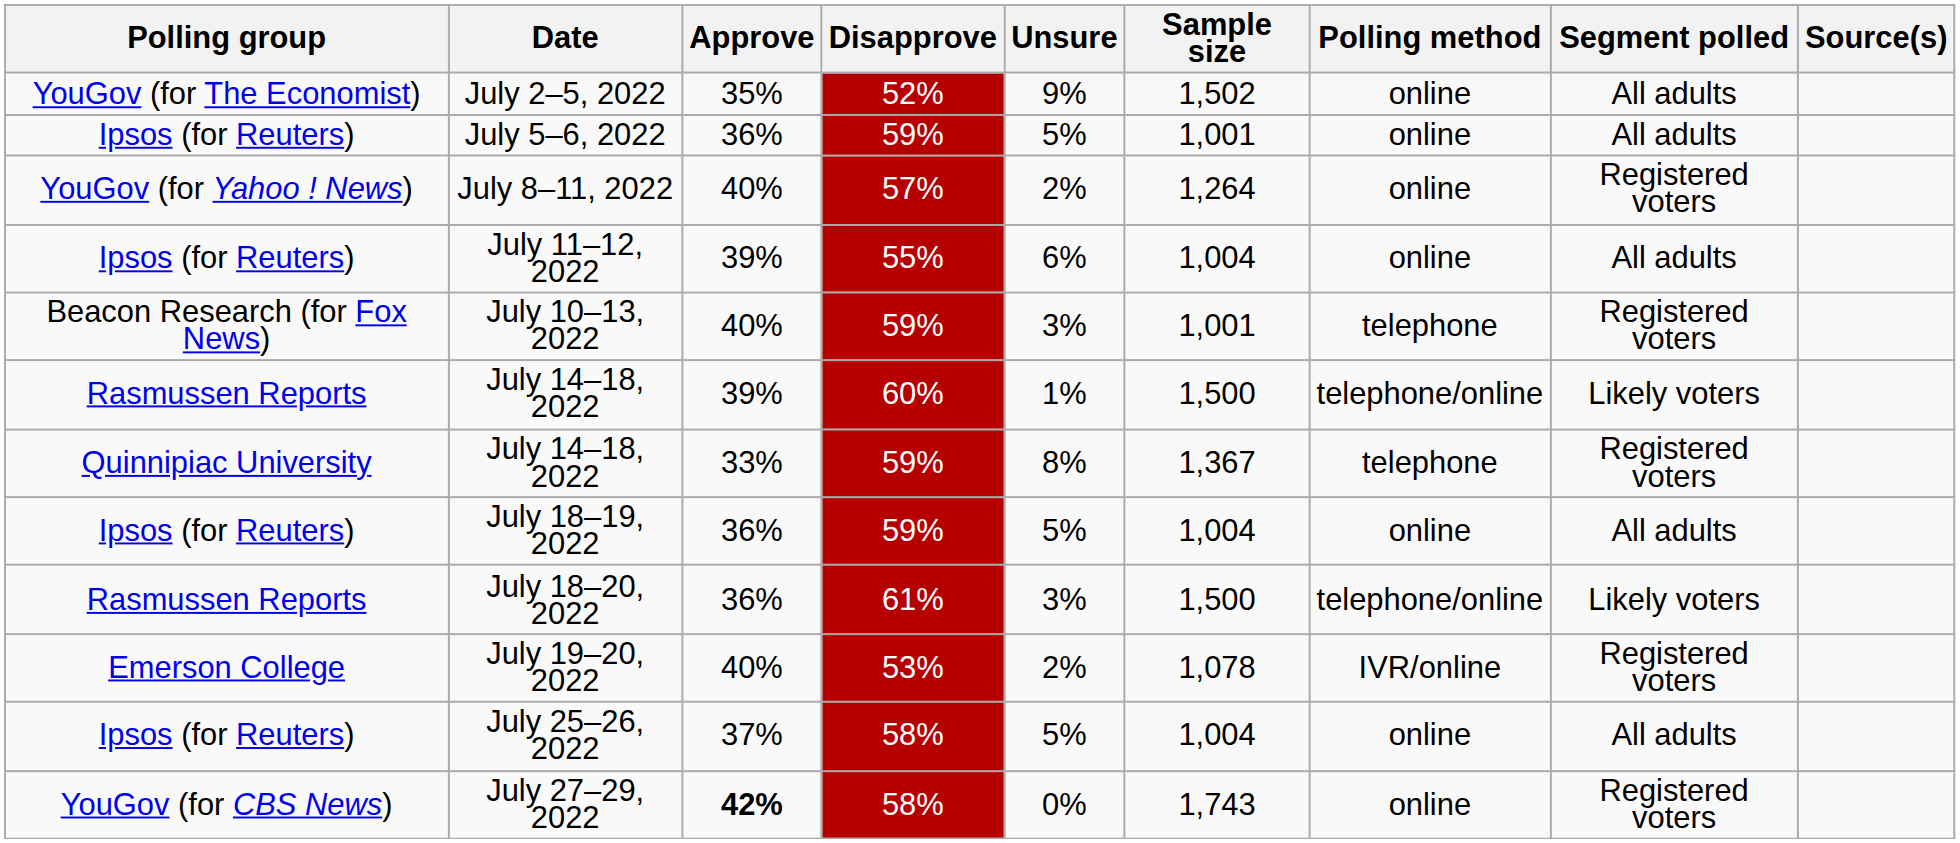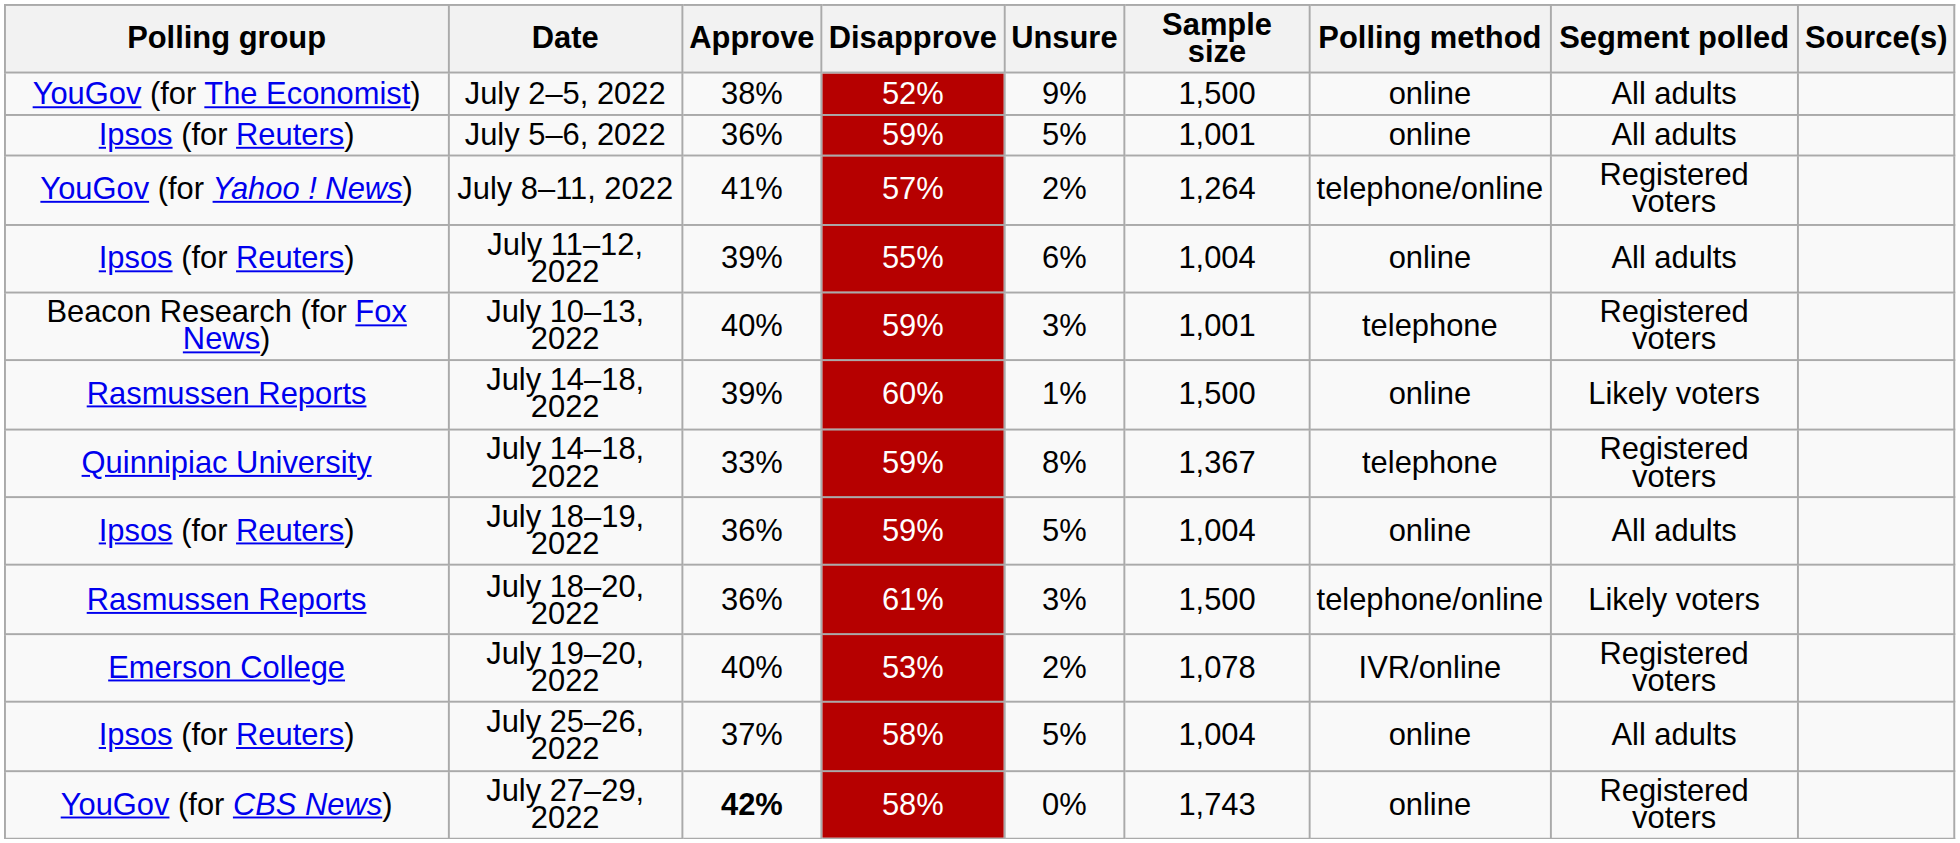(752, 93) 35% -> (752, 93) 38%
(1217, 93) 1,502 -> (1217, 93) 1,500
(752, 189) 40% -> (752, 189) 41%
(1430, 189) online -> (1430, 189) telephone/online
(1430, 394) telephone/online -> (1430, 394) online
